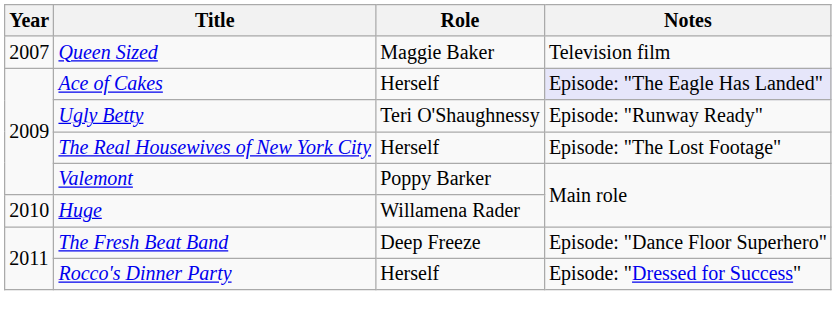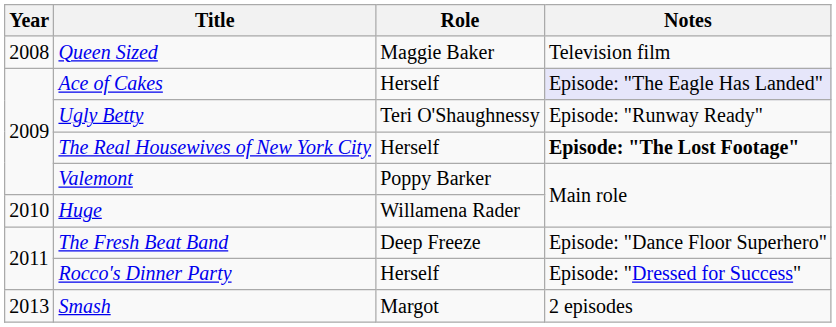(29, 52) 2007 -> (29, 52) 2008
(665, 147) normal -> (674, 147) bold
+ row: (85, 305)
